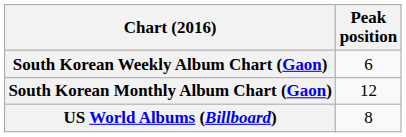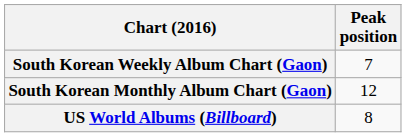(368, 63) 6 -> (368, 63) 7
